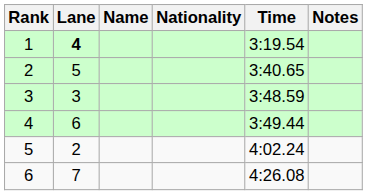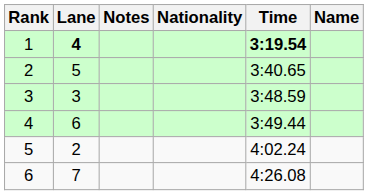columns swapped: (126, 17) <-> (335, 17)
(277, 44) normal -> (278, 44) bold
